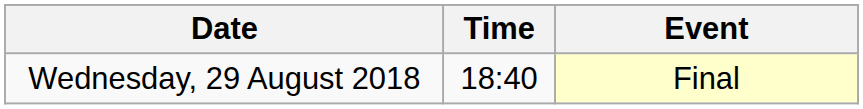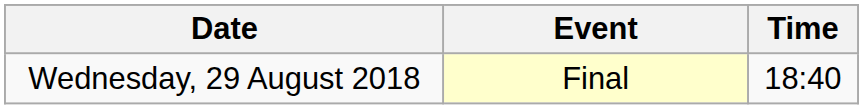columns swapped: (499, 28) <-> (706, 28)
